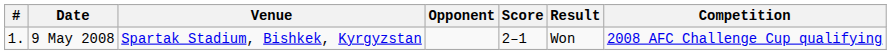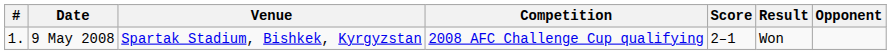columns swapped: (462, 16) <-> (745, 16)
